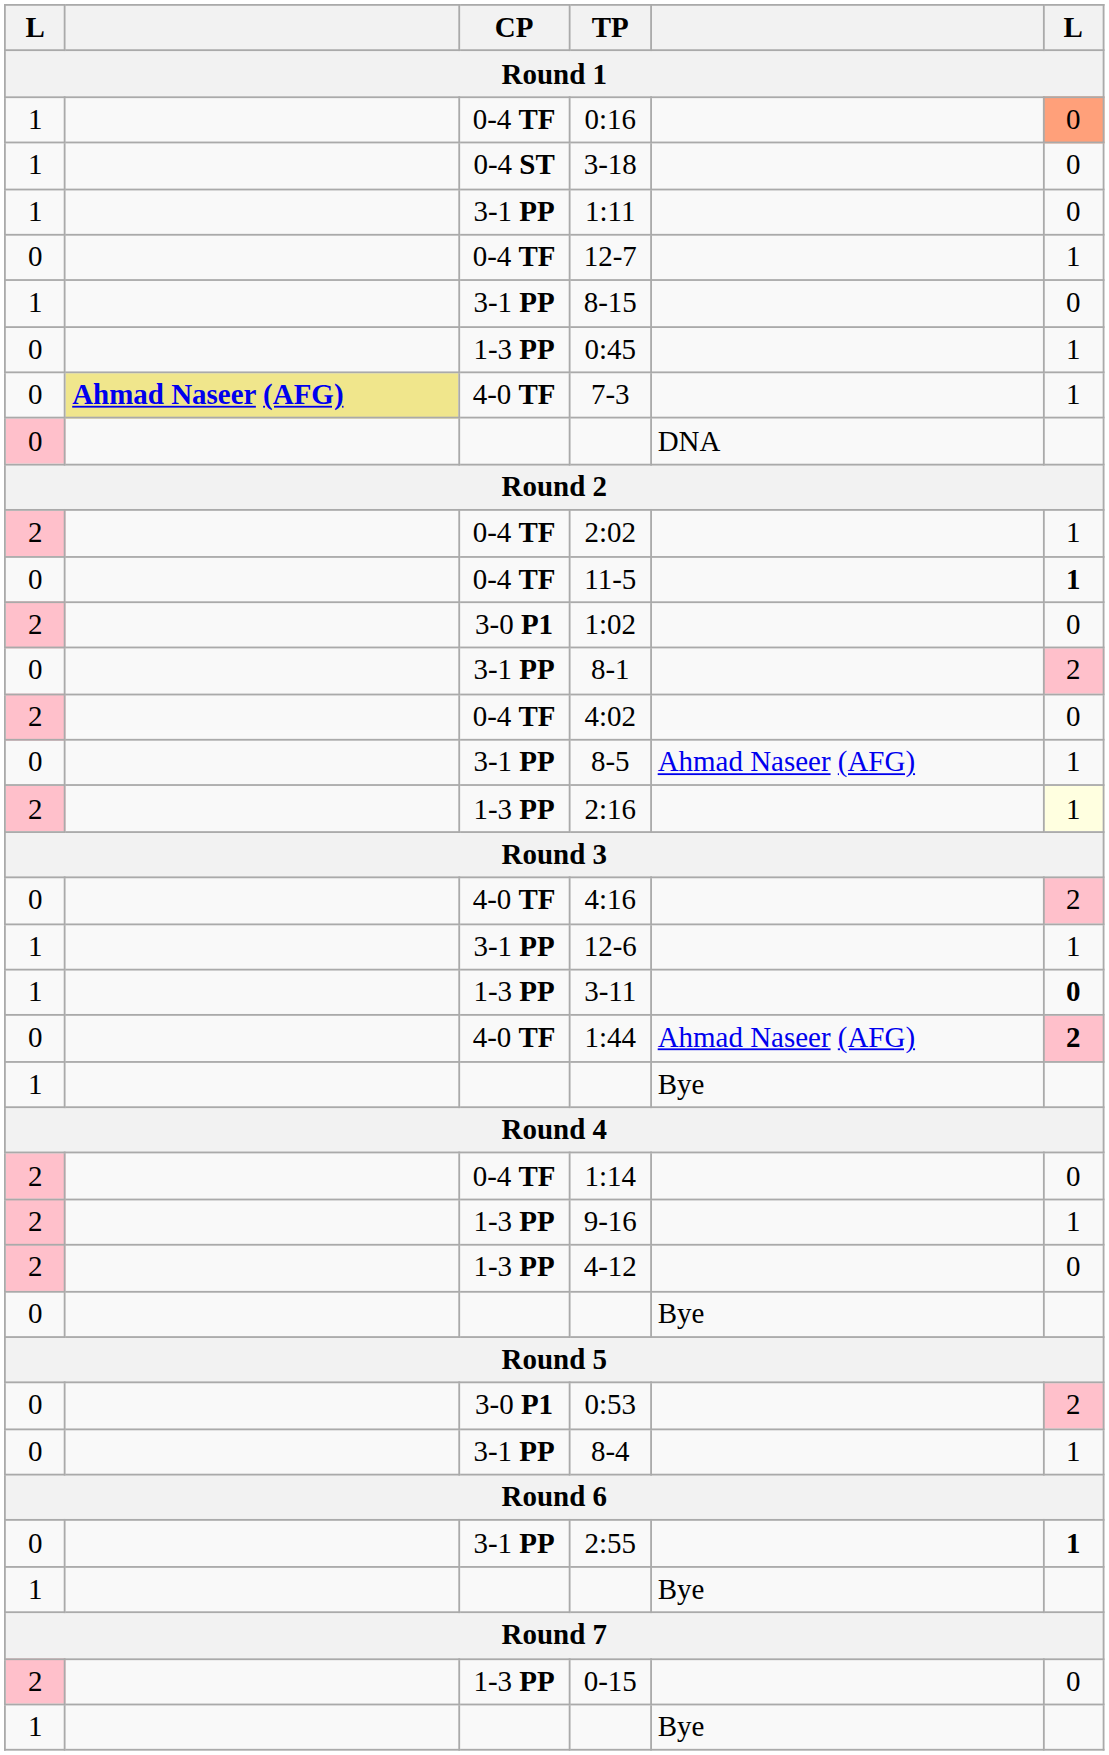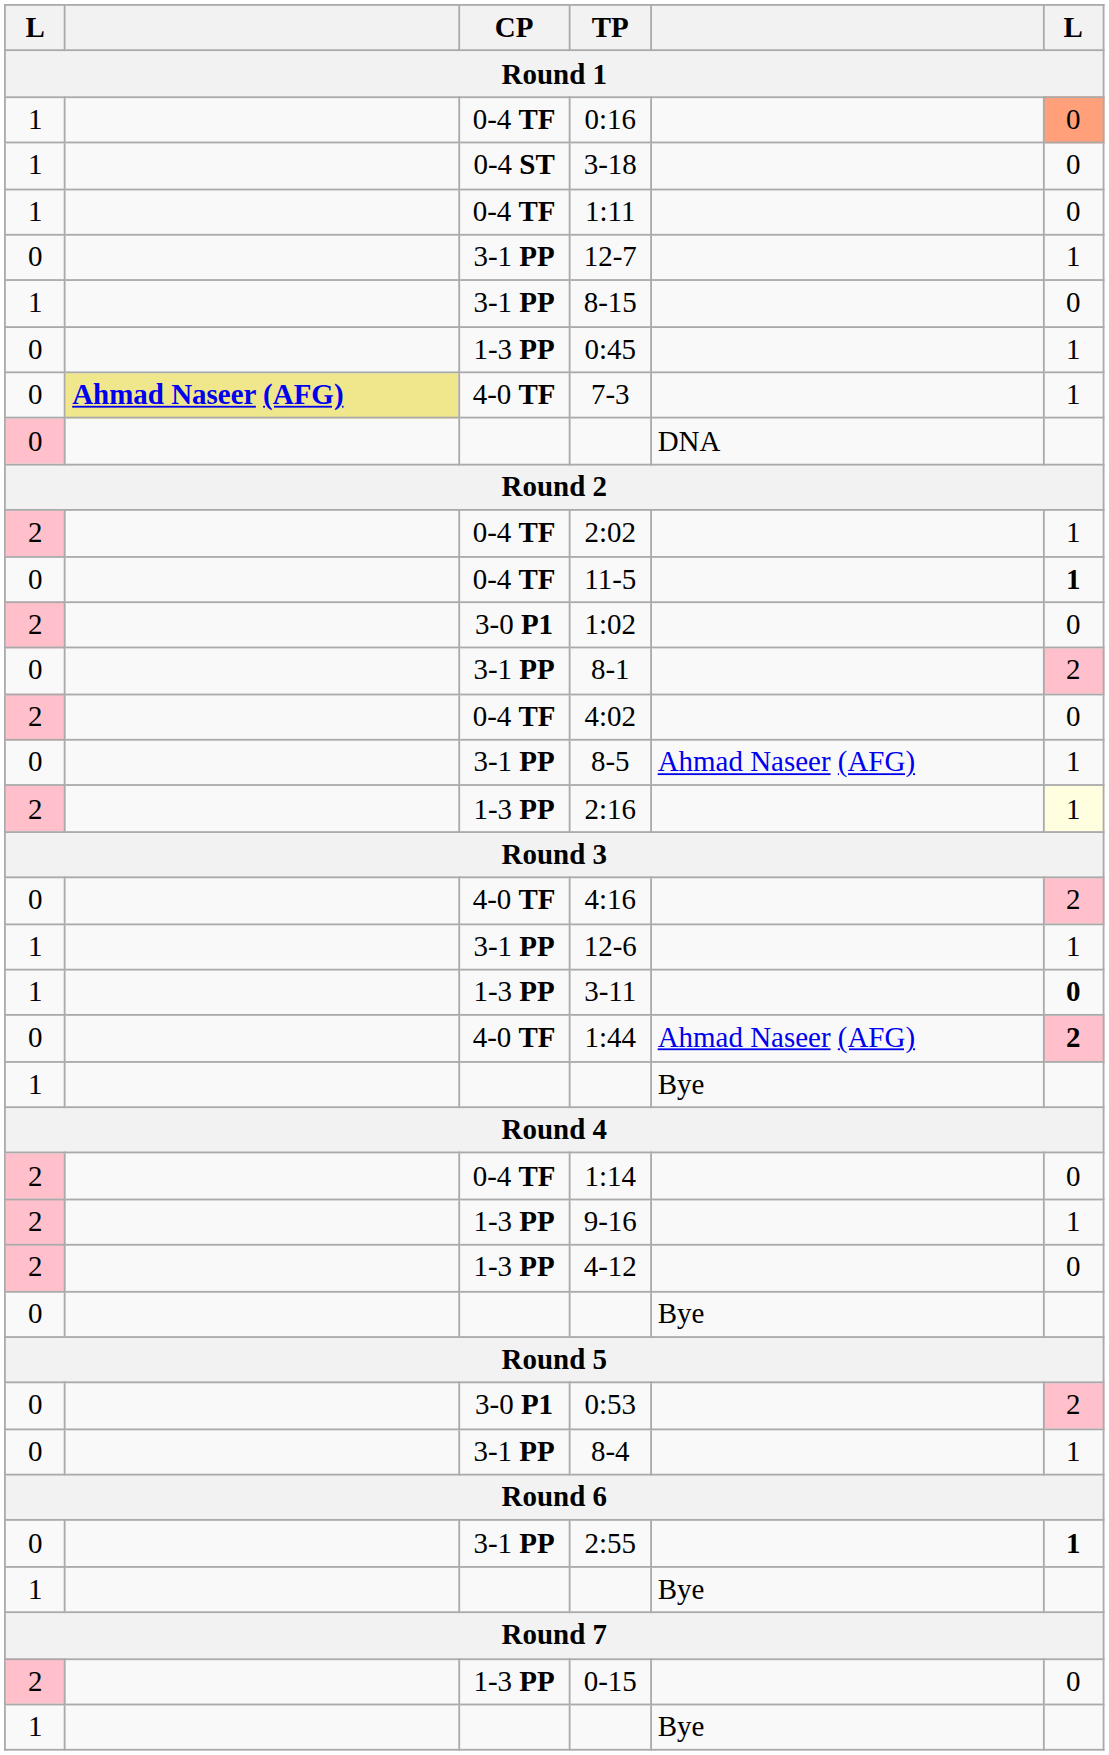(514, 211) 3-1 PP -> (514, 211) 0-4 TF
(514, 257) 0-4 TF -> (514, 257) 3-1 PP
